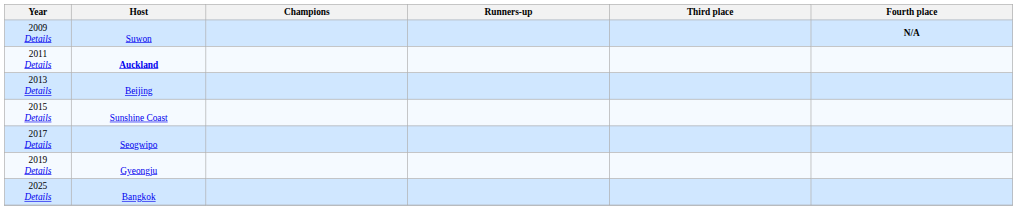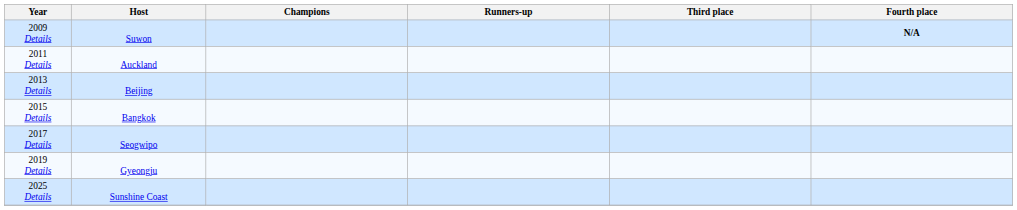(139, 65) bold -> (139, 65) normal
(139, 118) Sunshine Coast -> (139, 118) Bangkok
(139, 198) Bangkok -> (139, 198) Sunshine Coast
